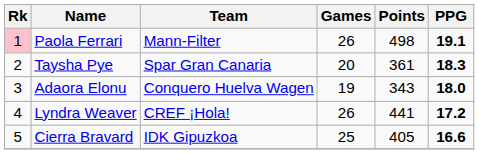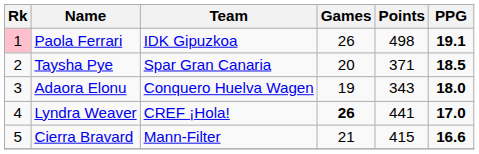(182, 40) Mann-Filter -> (191, 40) IDK Gipuzkoa
(402, 64) 361 -> (402, 64) 371
(451, 64) 18.3 -> (451, 64) 18.5
(346, 112) normal -> (346, 112) bold
(451, 112) 17.2 -> (451, 112) 17.0
(191, 137) IDK Gipuzkoa -> (182, 137) Mann-Filter
(346, 137) 25 -> (346, 137) 21
(402, 137) 405 -> (402, 137) 415
